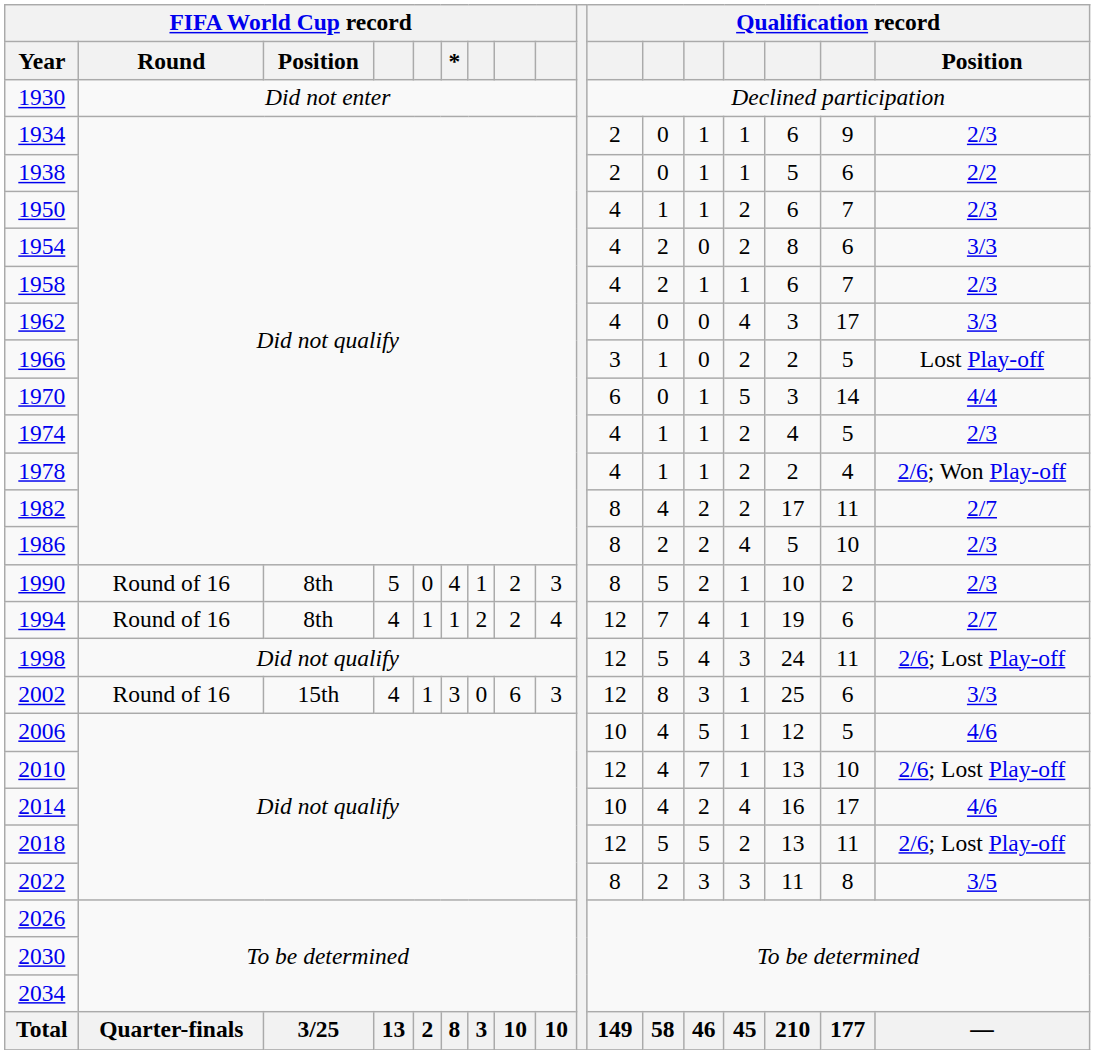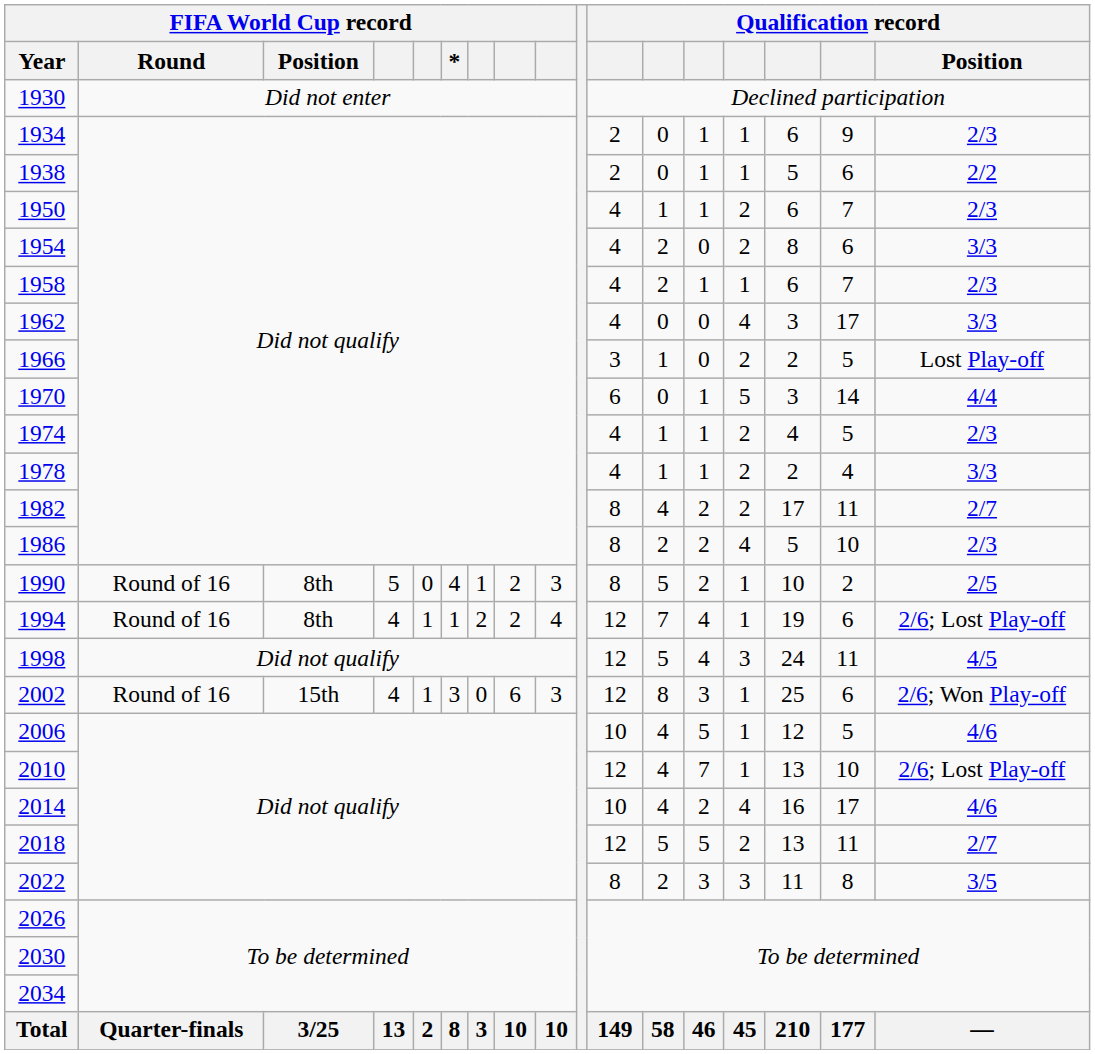(982, 470) 2/6; Won Play-off -> (982, 470) 3/3
(982, 582) 2/3 -> (982, 582) 2/5
(982, 619) 2/7 -> (982, 619) 2/6; Lost Play-off
(982, 657) 2/6; Lost Play-off -> (982, 657) 4/5
(982, 694) 3/3 -> (982, 694) 2/6; Won Play-off
(982, 843) 2/6; Lost Play-off -> (982, 843) 2/7
